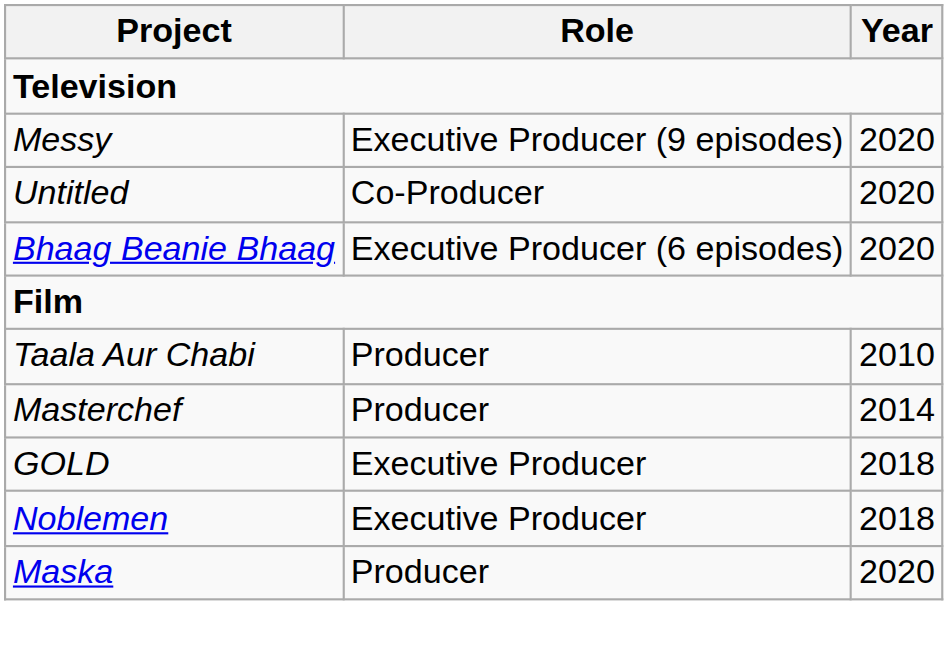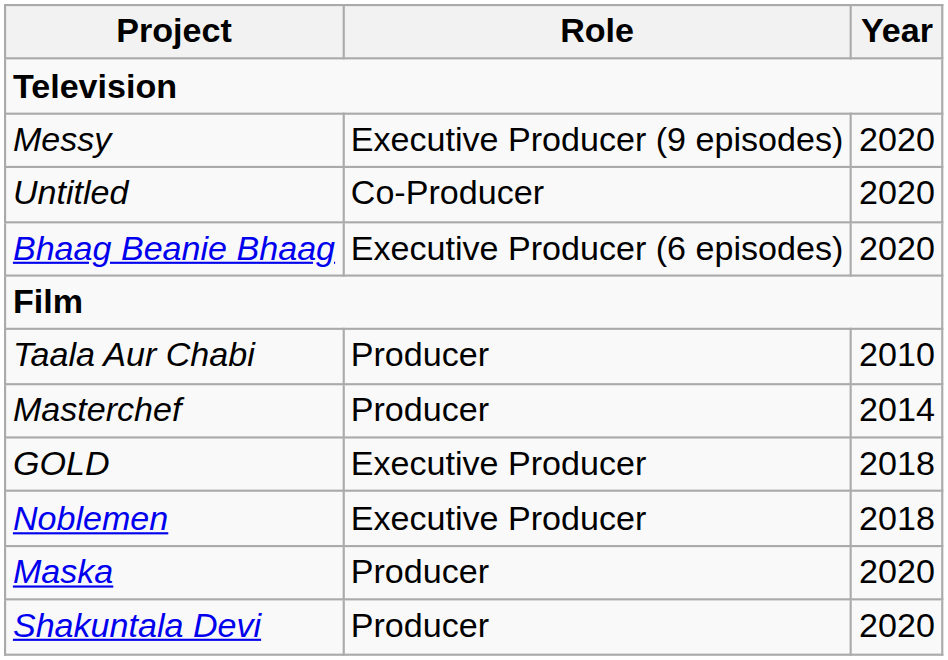+ row: (137, 626)
